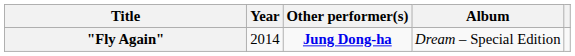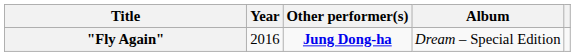(265, 39) 2014 -> (265, 39) 2016
